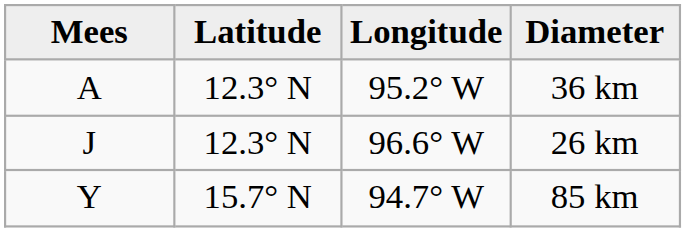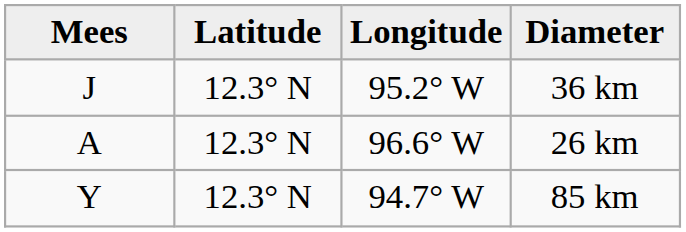(89, 87) A -> (89, 87) J
(89, 142) J -> (89, 142) A
(258, 197) 15.7° N -> (258, 197) 12.3° N
